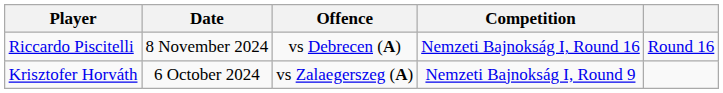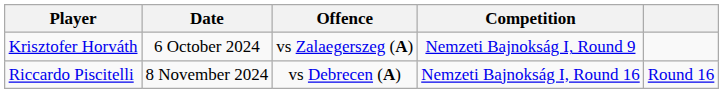rows swapped: (73, 74) <-> (71, 46)
